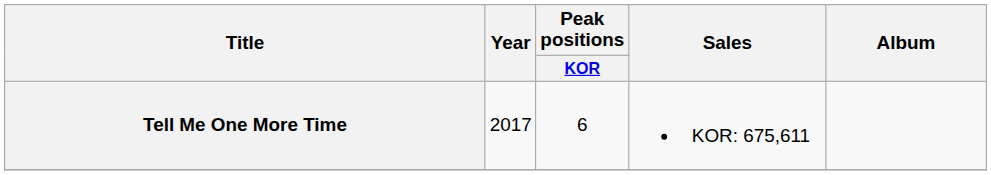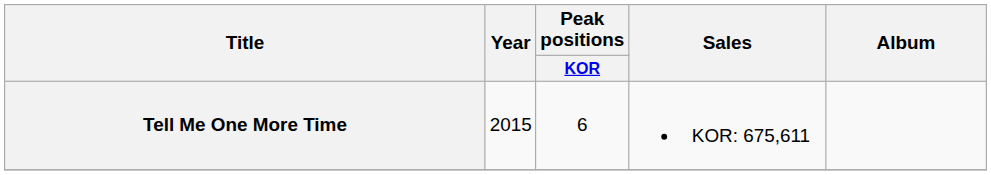(511, 125) 2017 -> (511, 125) 2015
